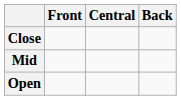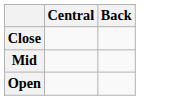- column: (65, 15)
